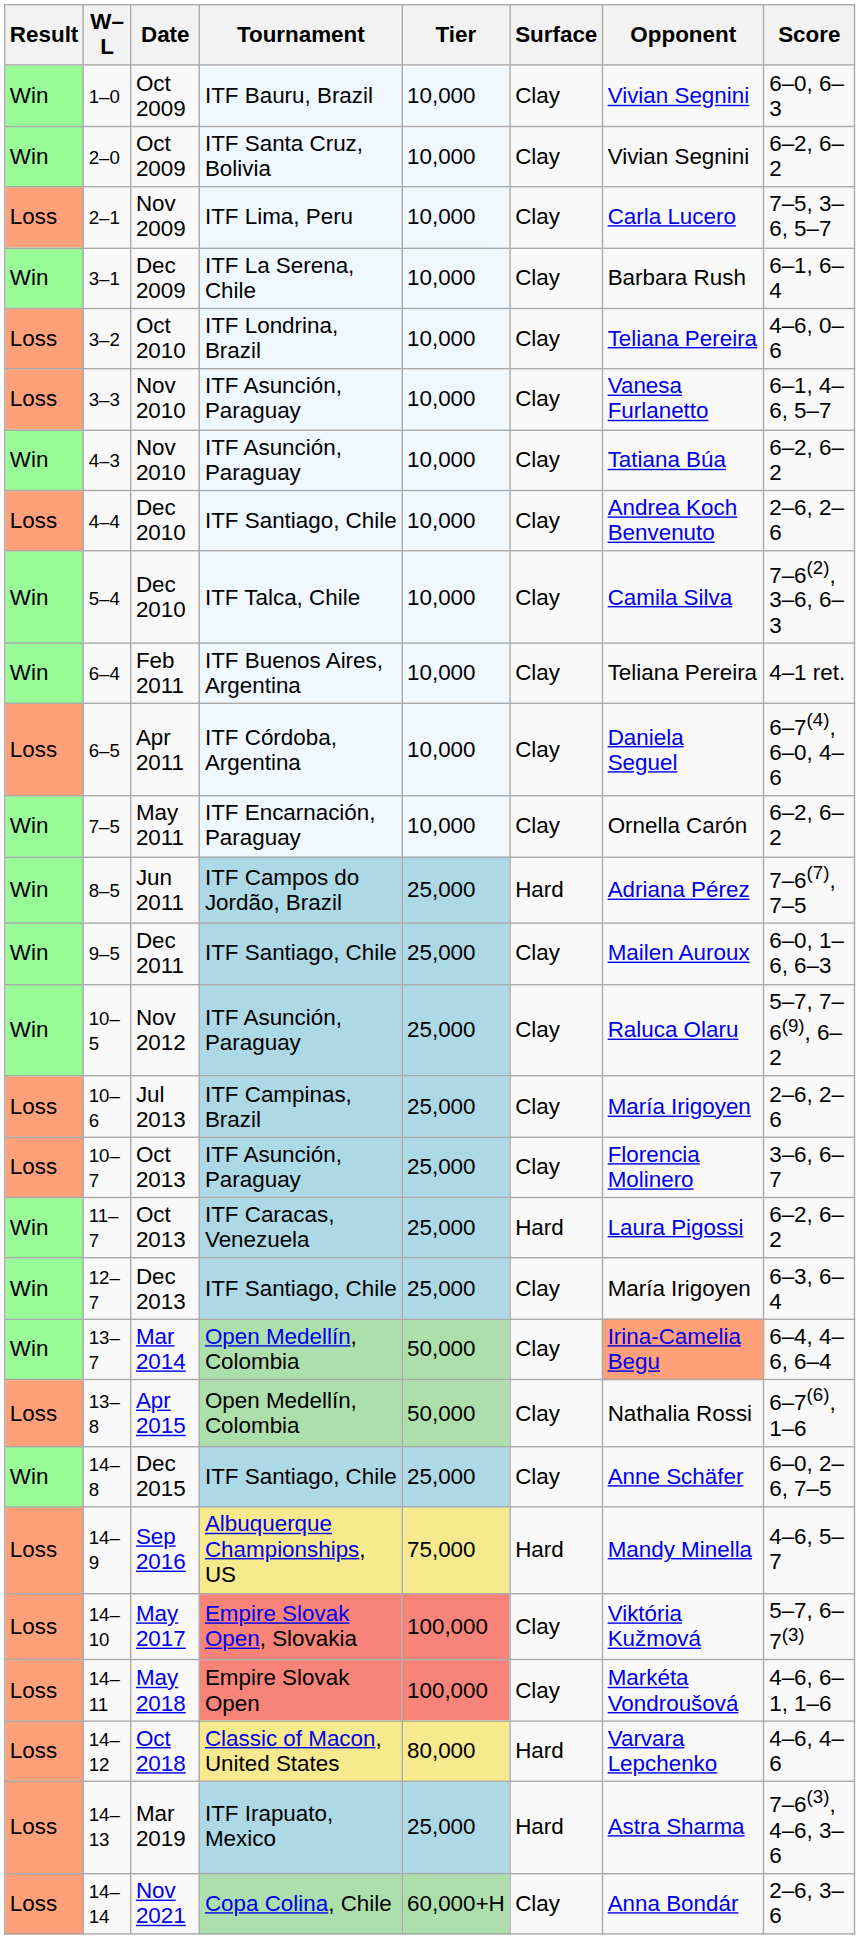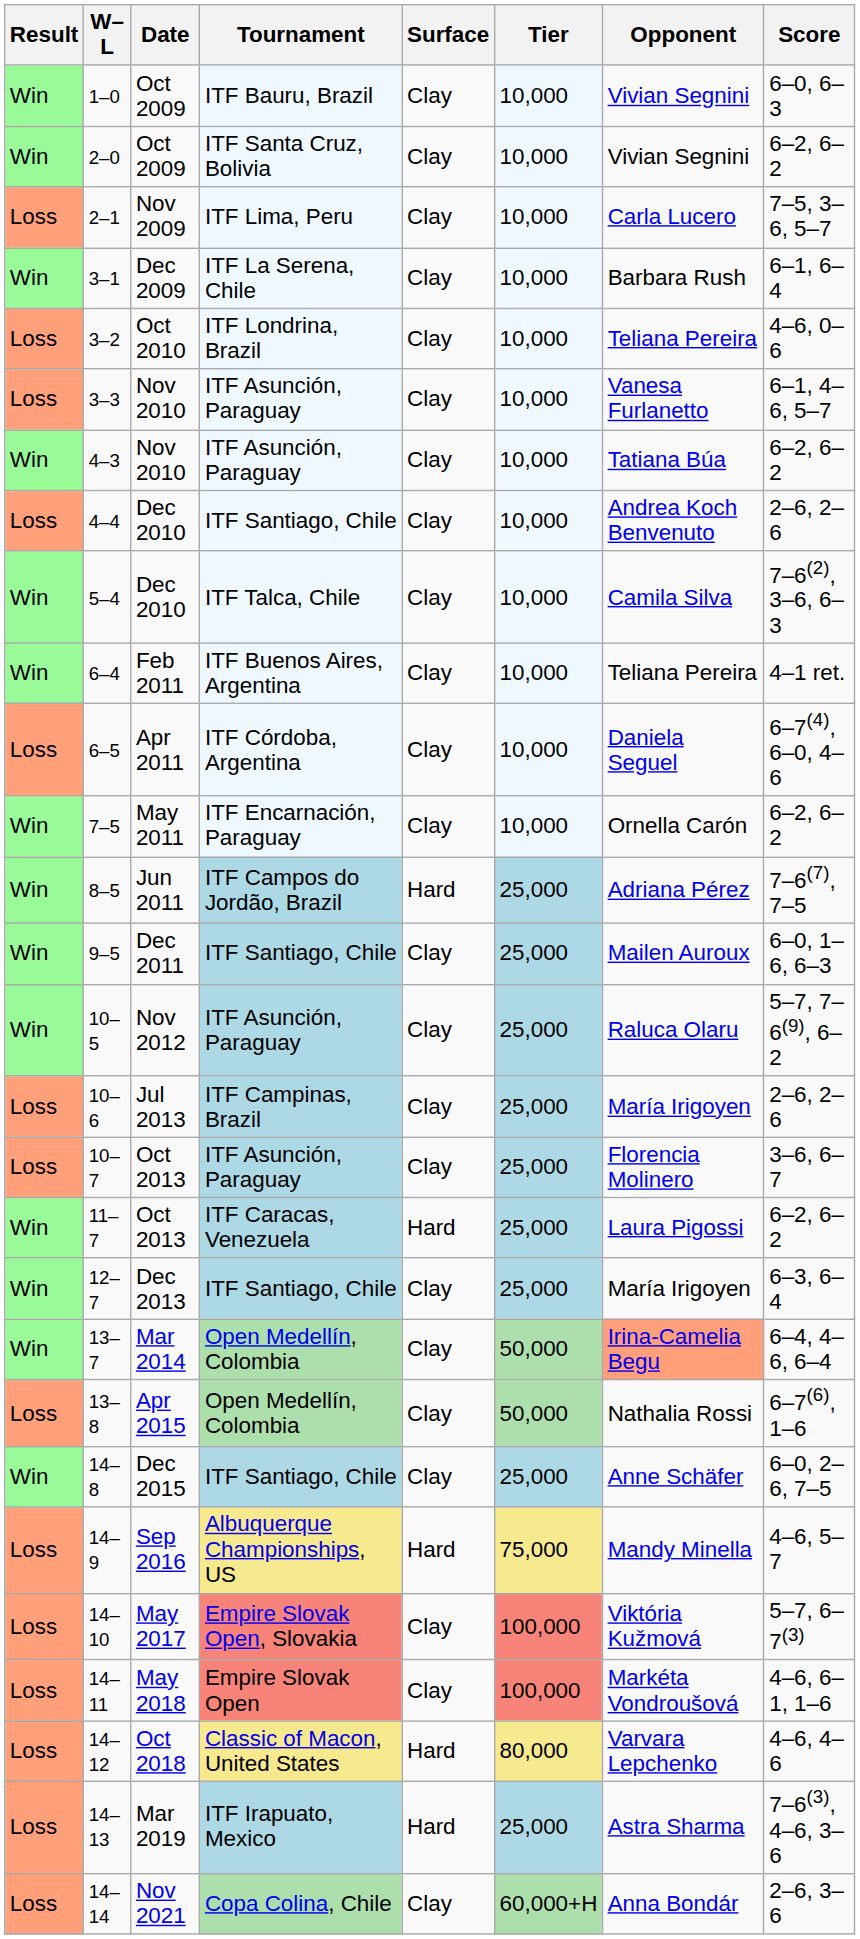columns swapped: (456, 34) <-> (556, 34)
